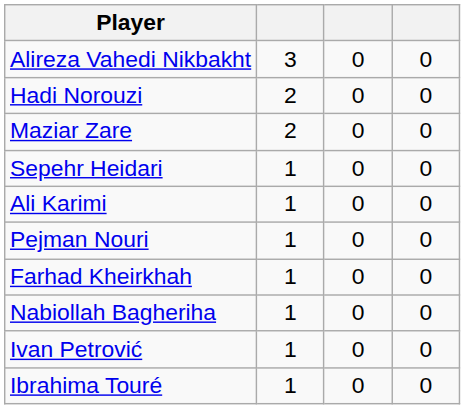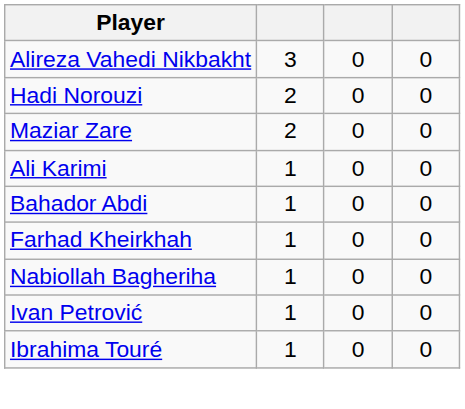- row: (86, 167)
+ row: (79, 204)
- row: (79, 240)
